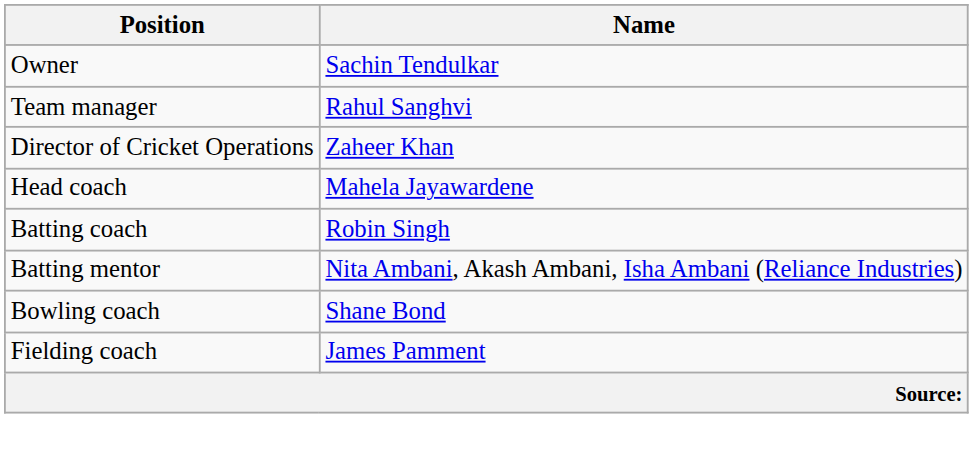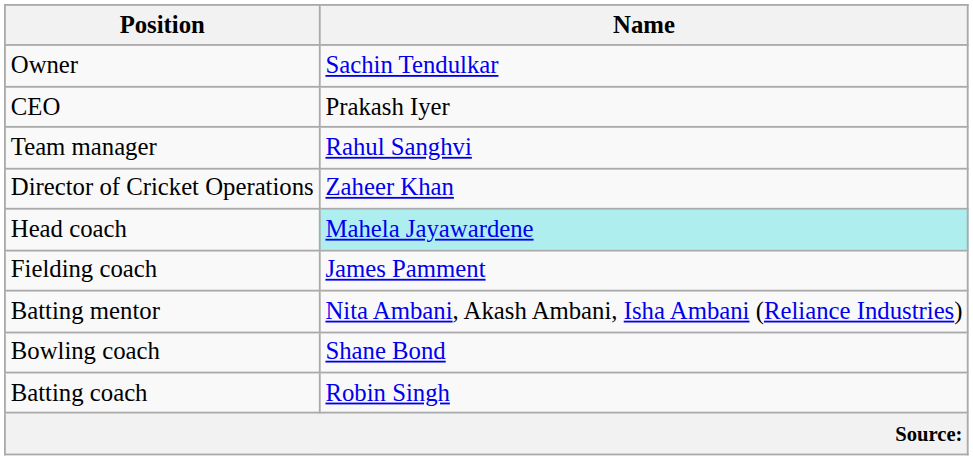+ row: (36, 106)
(430, 187) no background -> (430, 228) paleturquoise background
rows swapped: (79, 228) <-> (84, 351)
